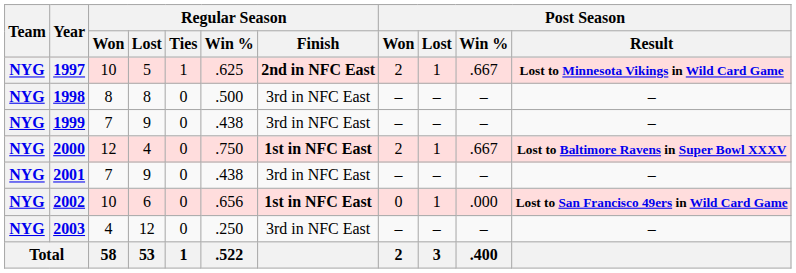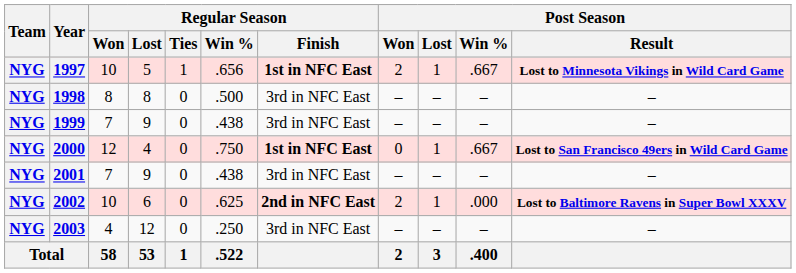(229, 70) .625 -> (229, 70) .656
(318, 70) 2nd in NFC East -> (318, 70) 1st in NFC East
(398, 149) 2 -> (398, 149) 0
(652, 150) Lost to Baltimore Ravens in Super Bowl XXXV -> (652, 150) Lost to San Francisco 49ers in Wild Card Game
(229, 202) .656 -> (229, 202) .625
(318, 202) 1st in NFC East -> (318, 202) 2nd in NFC East
(398, 202) 0 -> (398, 202) 2
(652, 203) Lost to San Francisco 49ers in Wild Card Game -> (652, 203) Lost to Baltimore Ravens in Super Bowl XXXV
